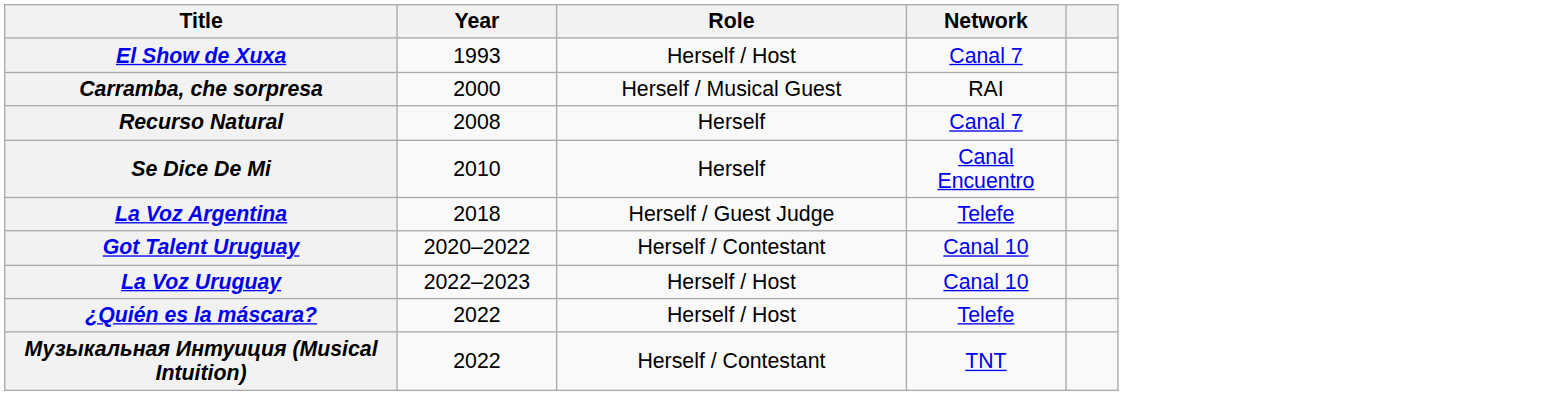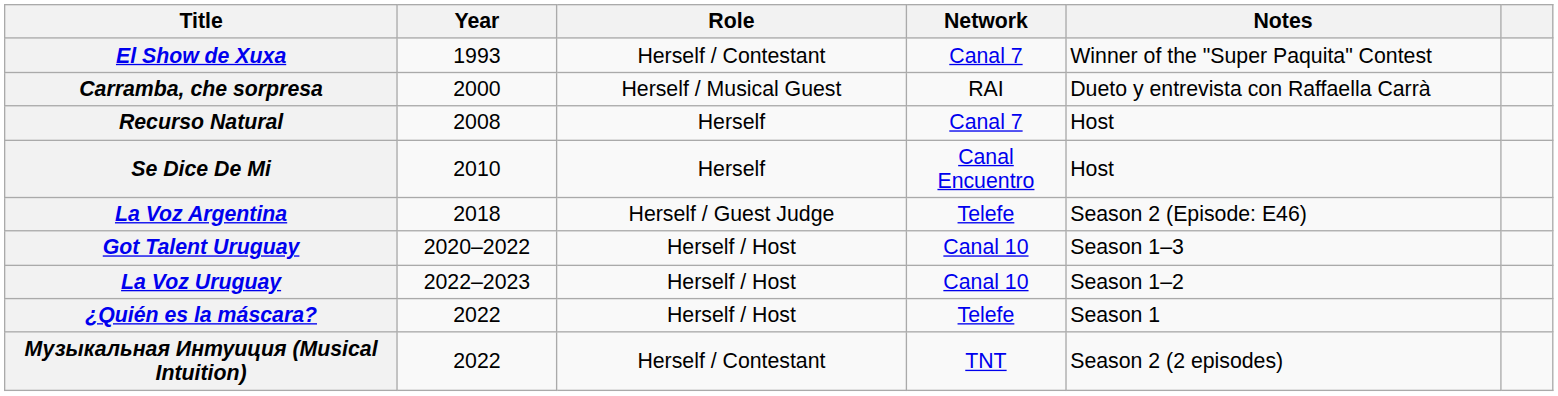+ column: (1283, 21)
(731, 55) Herself / Host -> (731, 55) Herself / Contestant
(731, 247) Herself / Contestant -> (731, 247) Herself / Host
